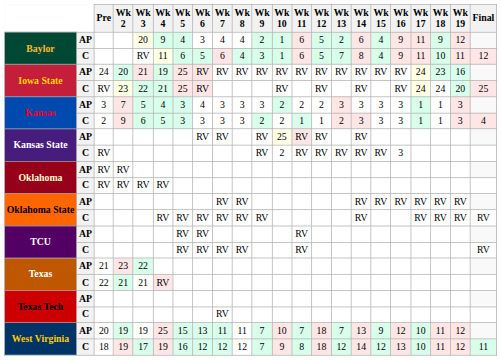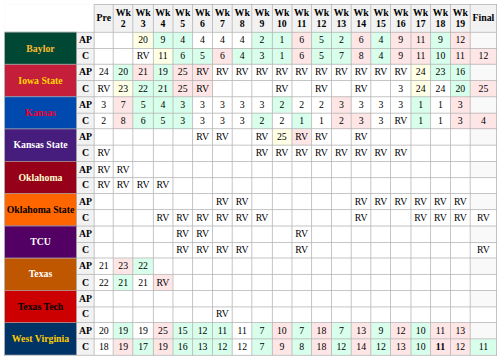(203, 40) 3 -> (203, 40) 4
(401, 89) RV -> (401, 89) 3
(203, 105) 4 -> (203, 105) 3
(123, 121) 9 -> (123, 121) 8
(401, 121) 3 -> (401, 121) RV
(282, 153) 2 -> (282, 153) RV
(401, 153) 3 -> (401, 153) RV
(203, 331) 13 -> (203, 331) 12
(460, 331) 12 -> (460, 331) 13
(203, 347) 12 -> (203, 347) 13
(440, 347) normal -> (440, 347) bold
